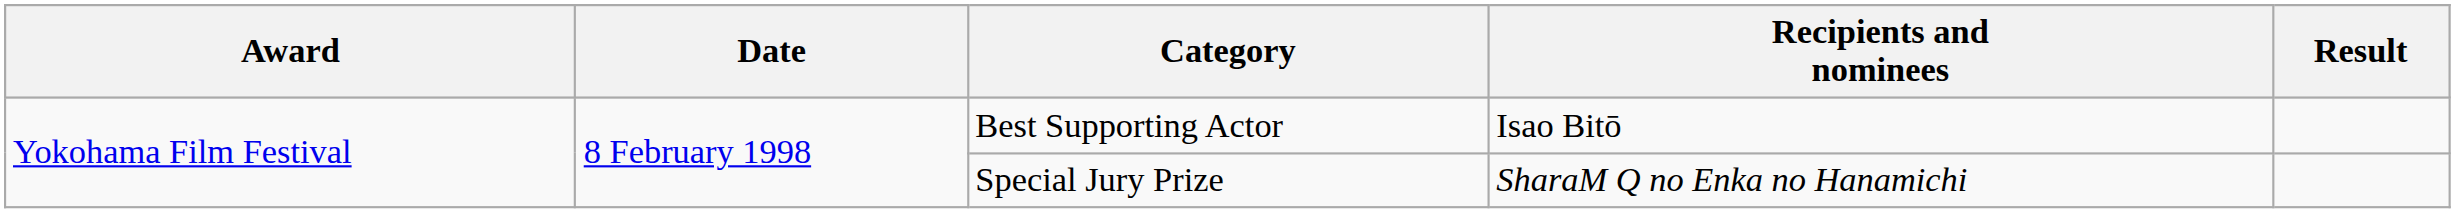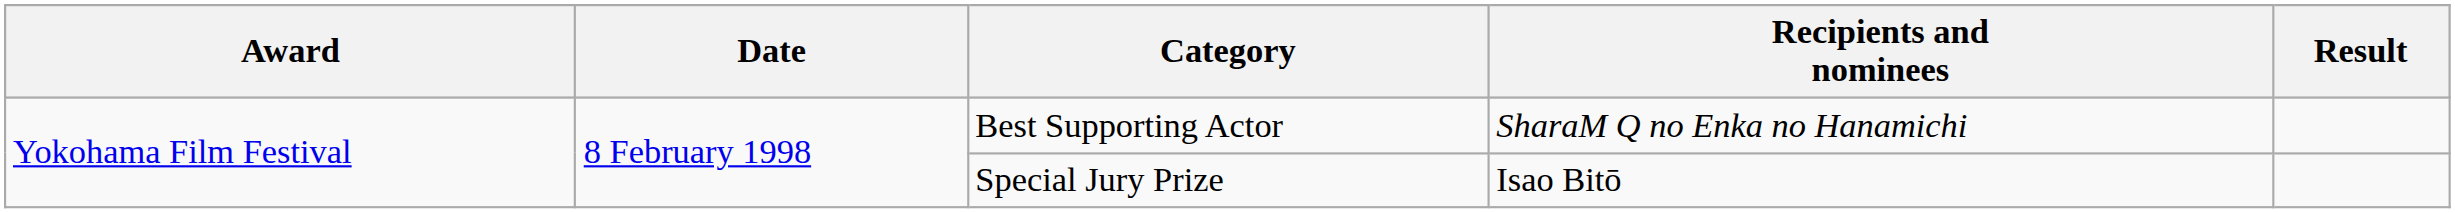(1559, 125) Isao Bitō -> (1732, 125) SharaM Q no Enka no Hanamichi
(1732, 179) SharaM Q no Enka no Hanamichi -> (1559, 179) Isao Bitō
